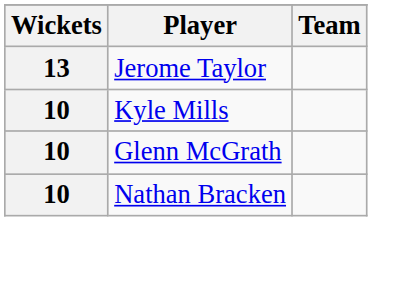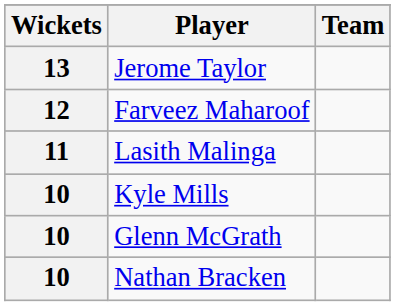+ row: (212, 109)
+ row: (195, 151)
